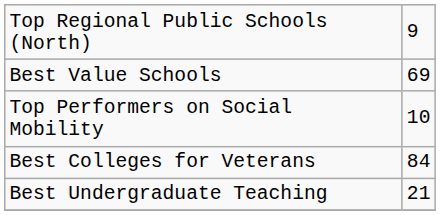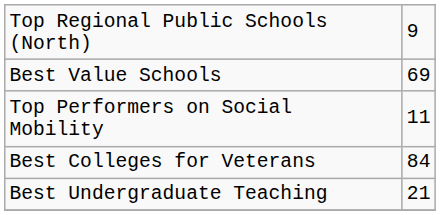(419, 119) 10 -> (419, 119) 11
